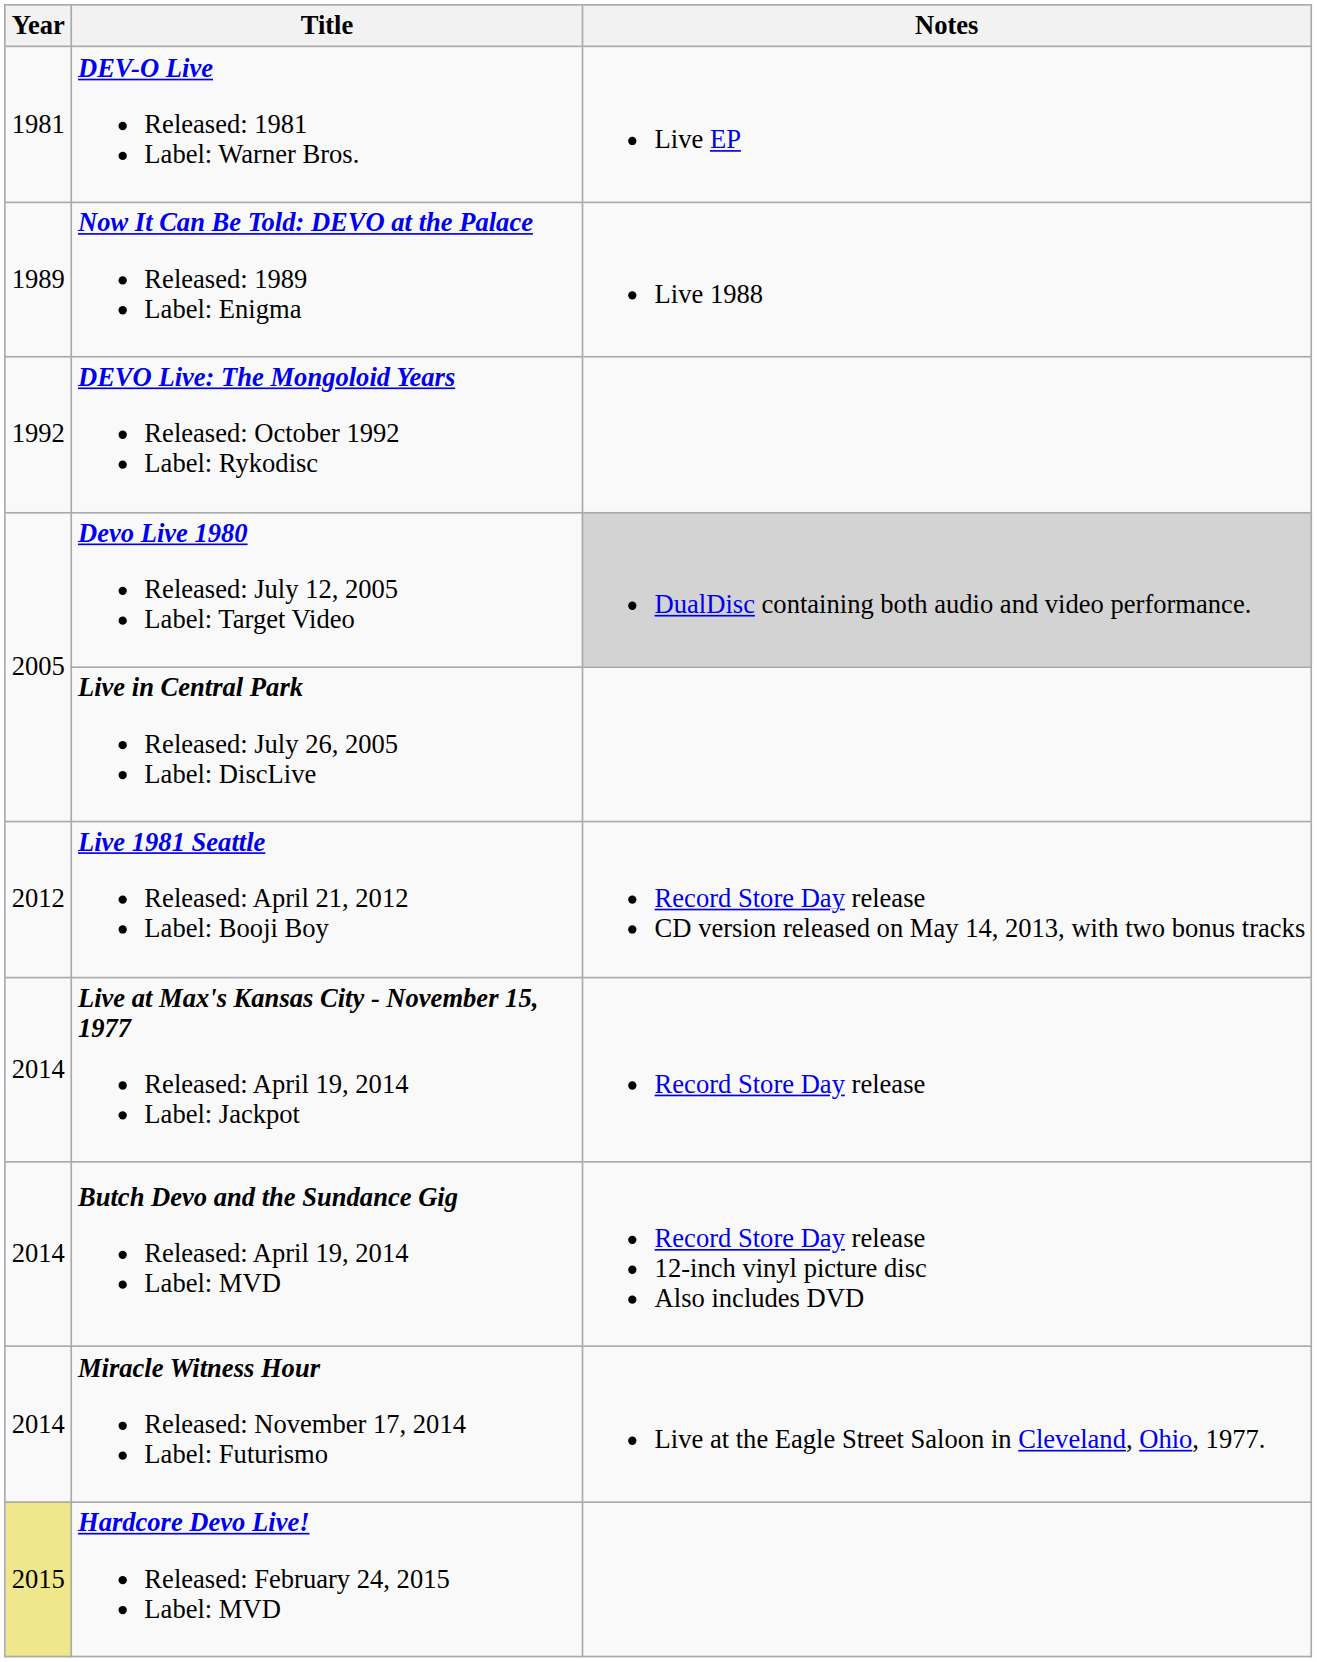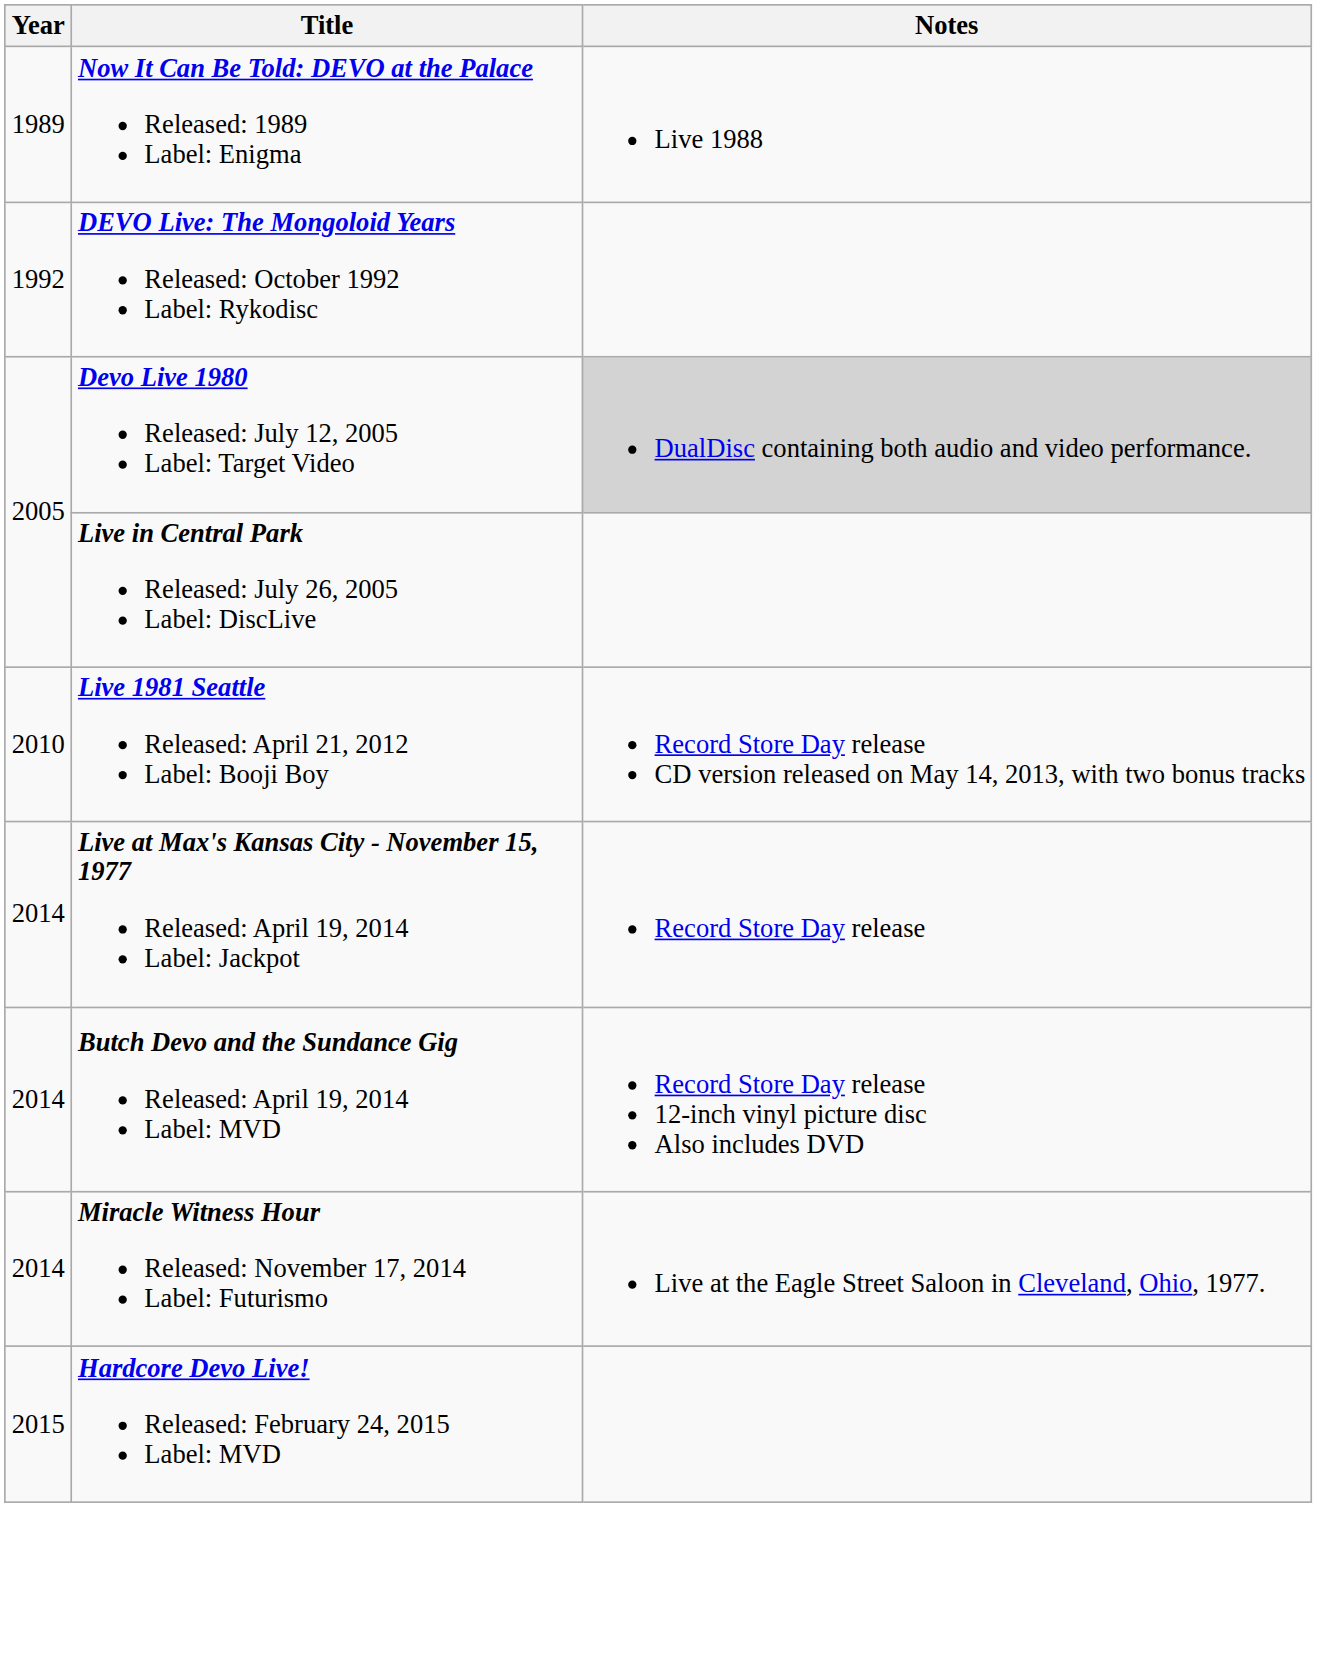- row: (327, 111)
(38, 899) 2012 -> (38, 744) 2010
(38, 1578) khaki background -> (38, 1423) no background
